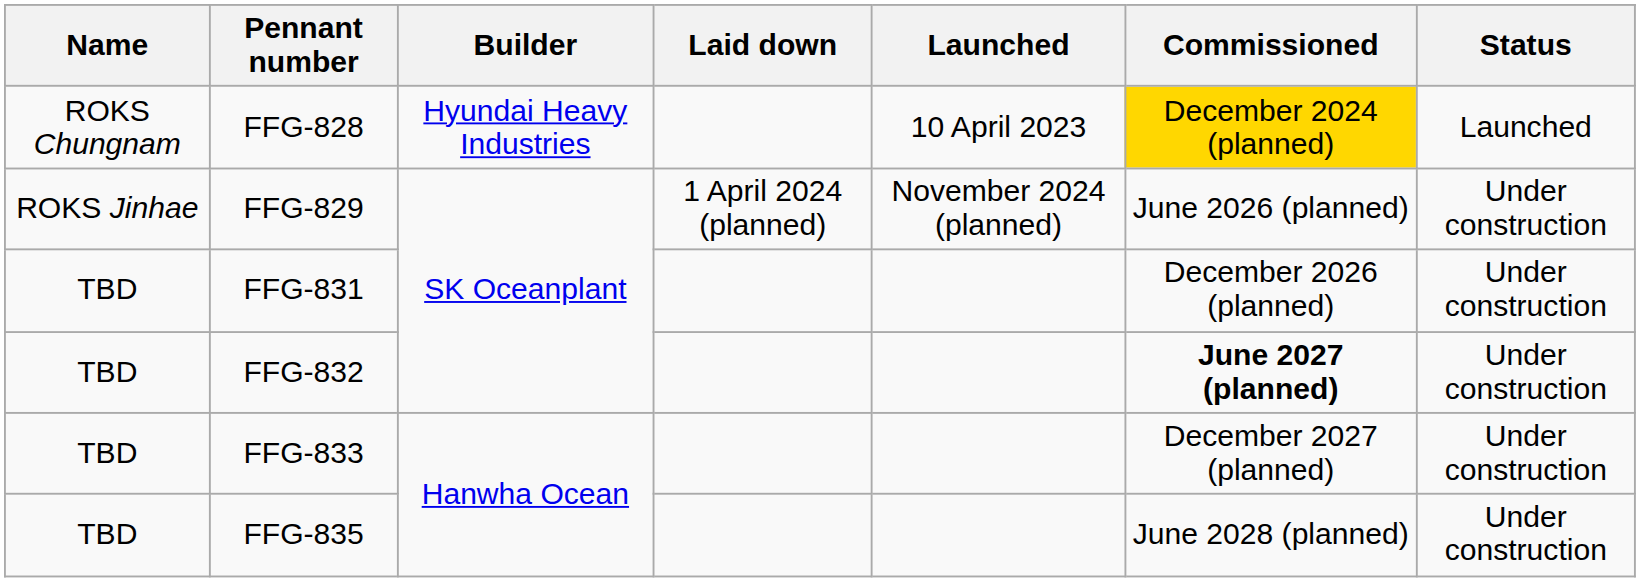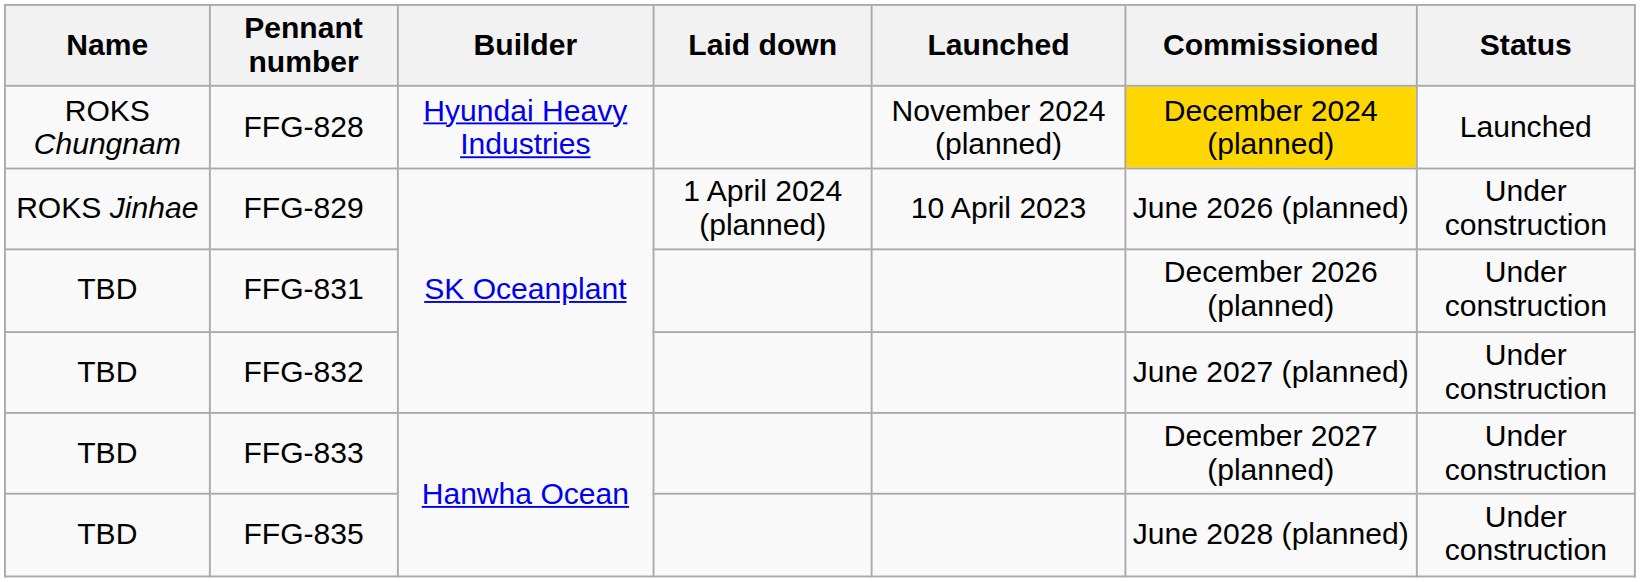(998, 126) 10 April 2023 -> (998, 126) November 2024 (planned)
(998, 208) November 2024 (planned) -> (998, 208) 10 April 2023
(1271, 371) bold -> (1271, 371) normal
